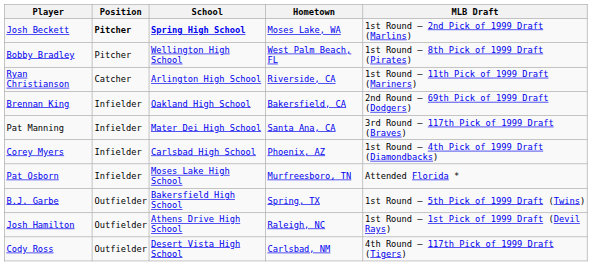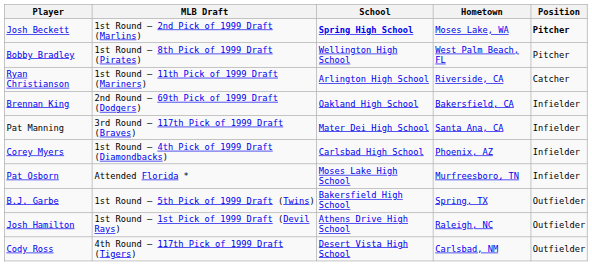columns swapped: (121, 11) <-> (475, 11)
